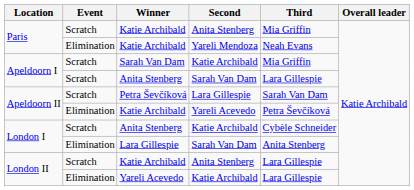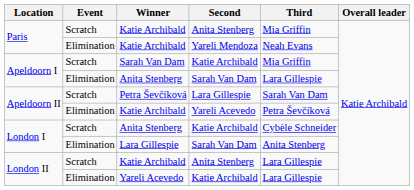(81, 78) Scratch -> (90, 78) Elimination
